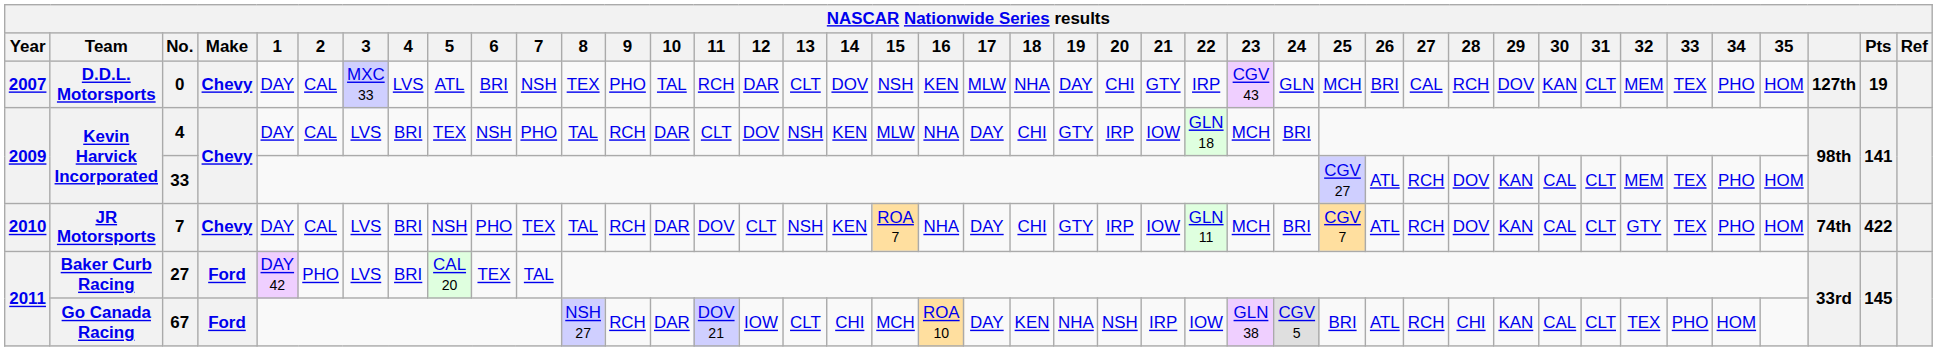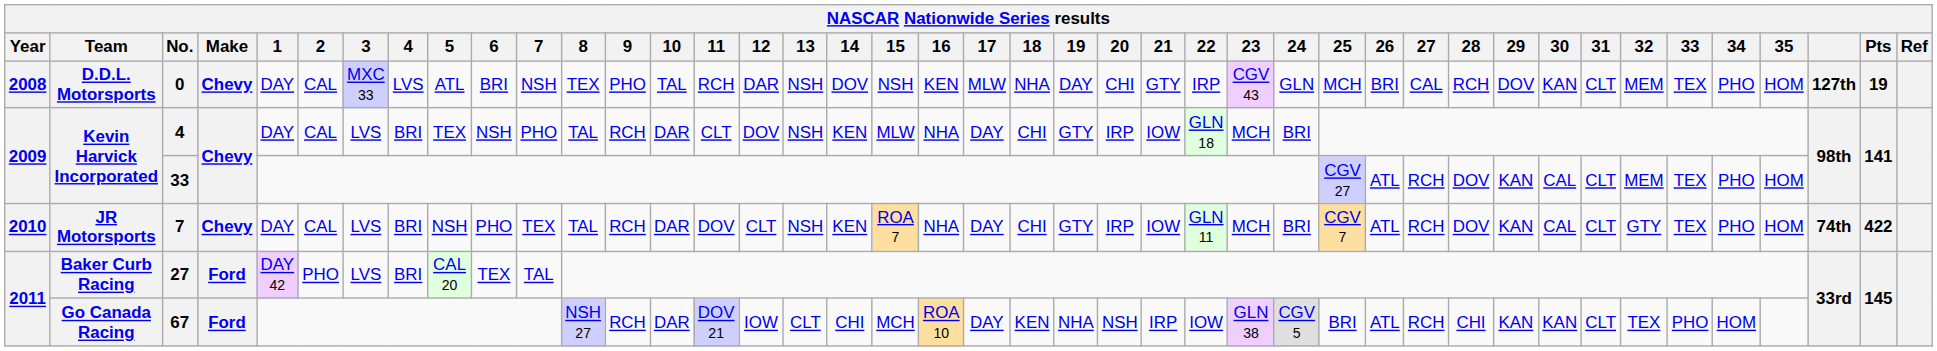(28, 84) 2007 -> (28, 84) 2008
(805, 84) CLT -> (805, 84) NSH
(1560, 322) CAL -> (1560, 322) KAN
